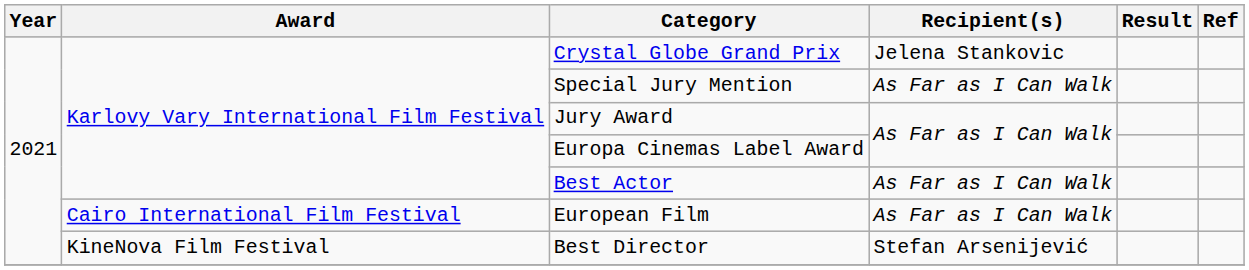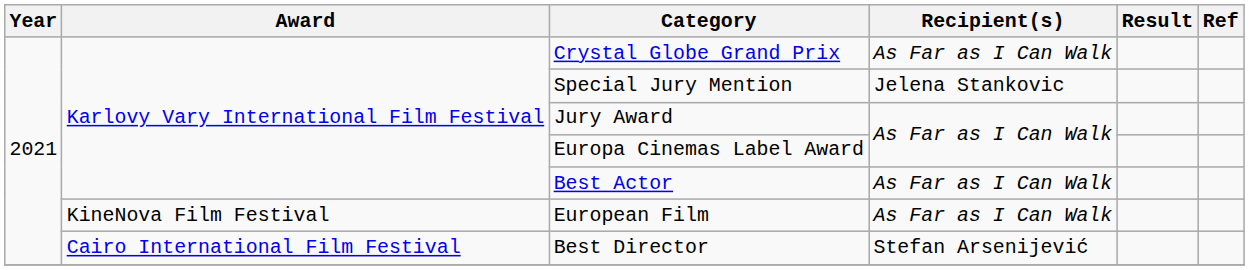(969, 53) Jelena Stankovic -> (993, 53) As Far as I Can Walk
(993, 86) As Far as I Can Walk -> (969, 86) Jelena Stankovic
(264, 215) Cairo International Film Festival -> (198, 215) KineNova Film Festival
(198, 248) KineNova Film Festival -> (264, 248) Cairo International Film Festival
